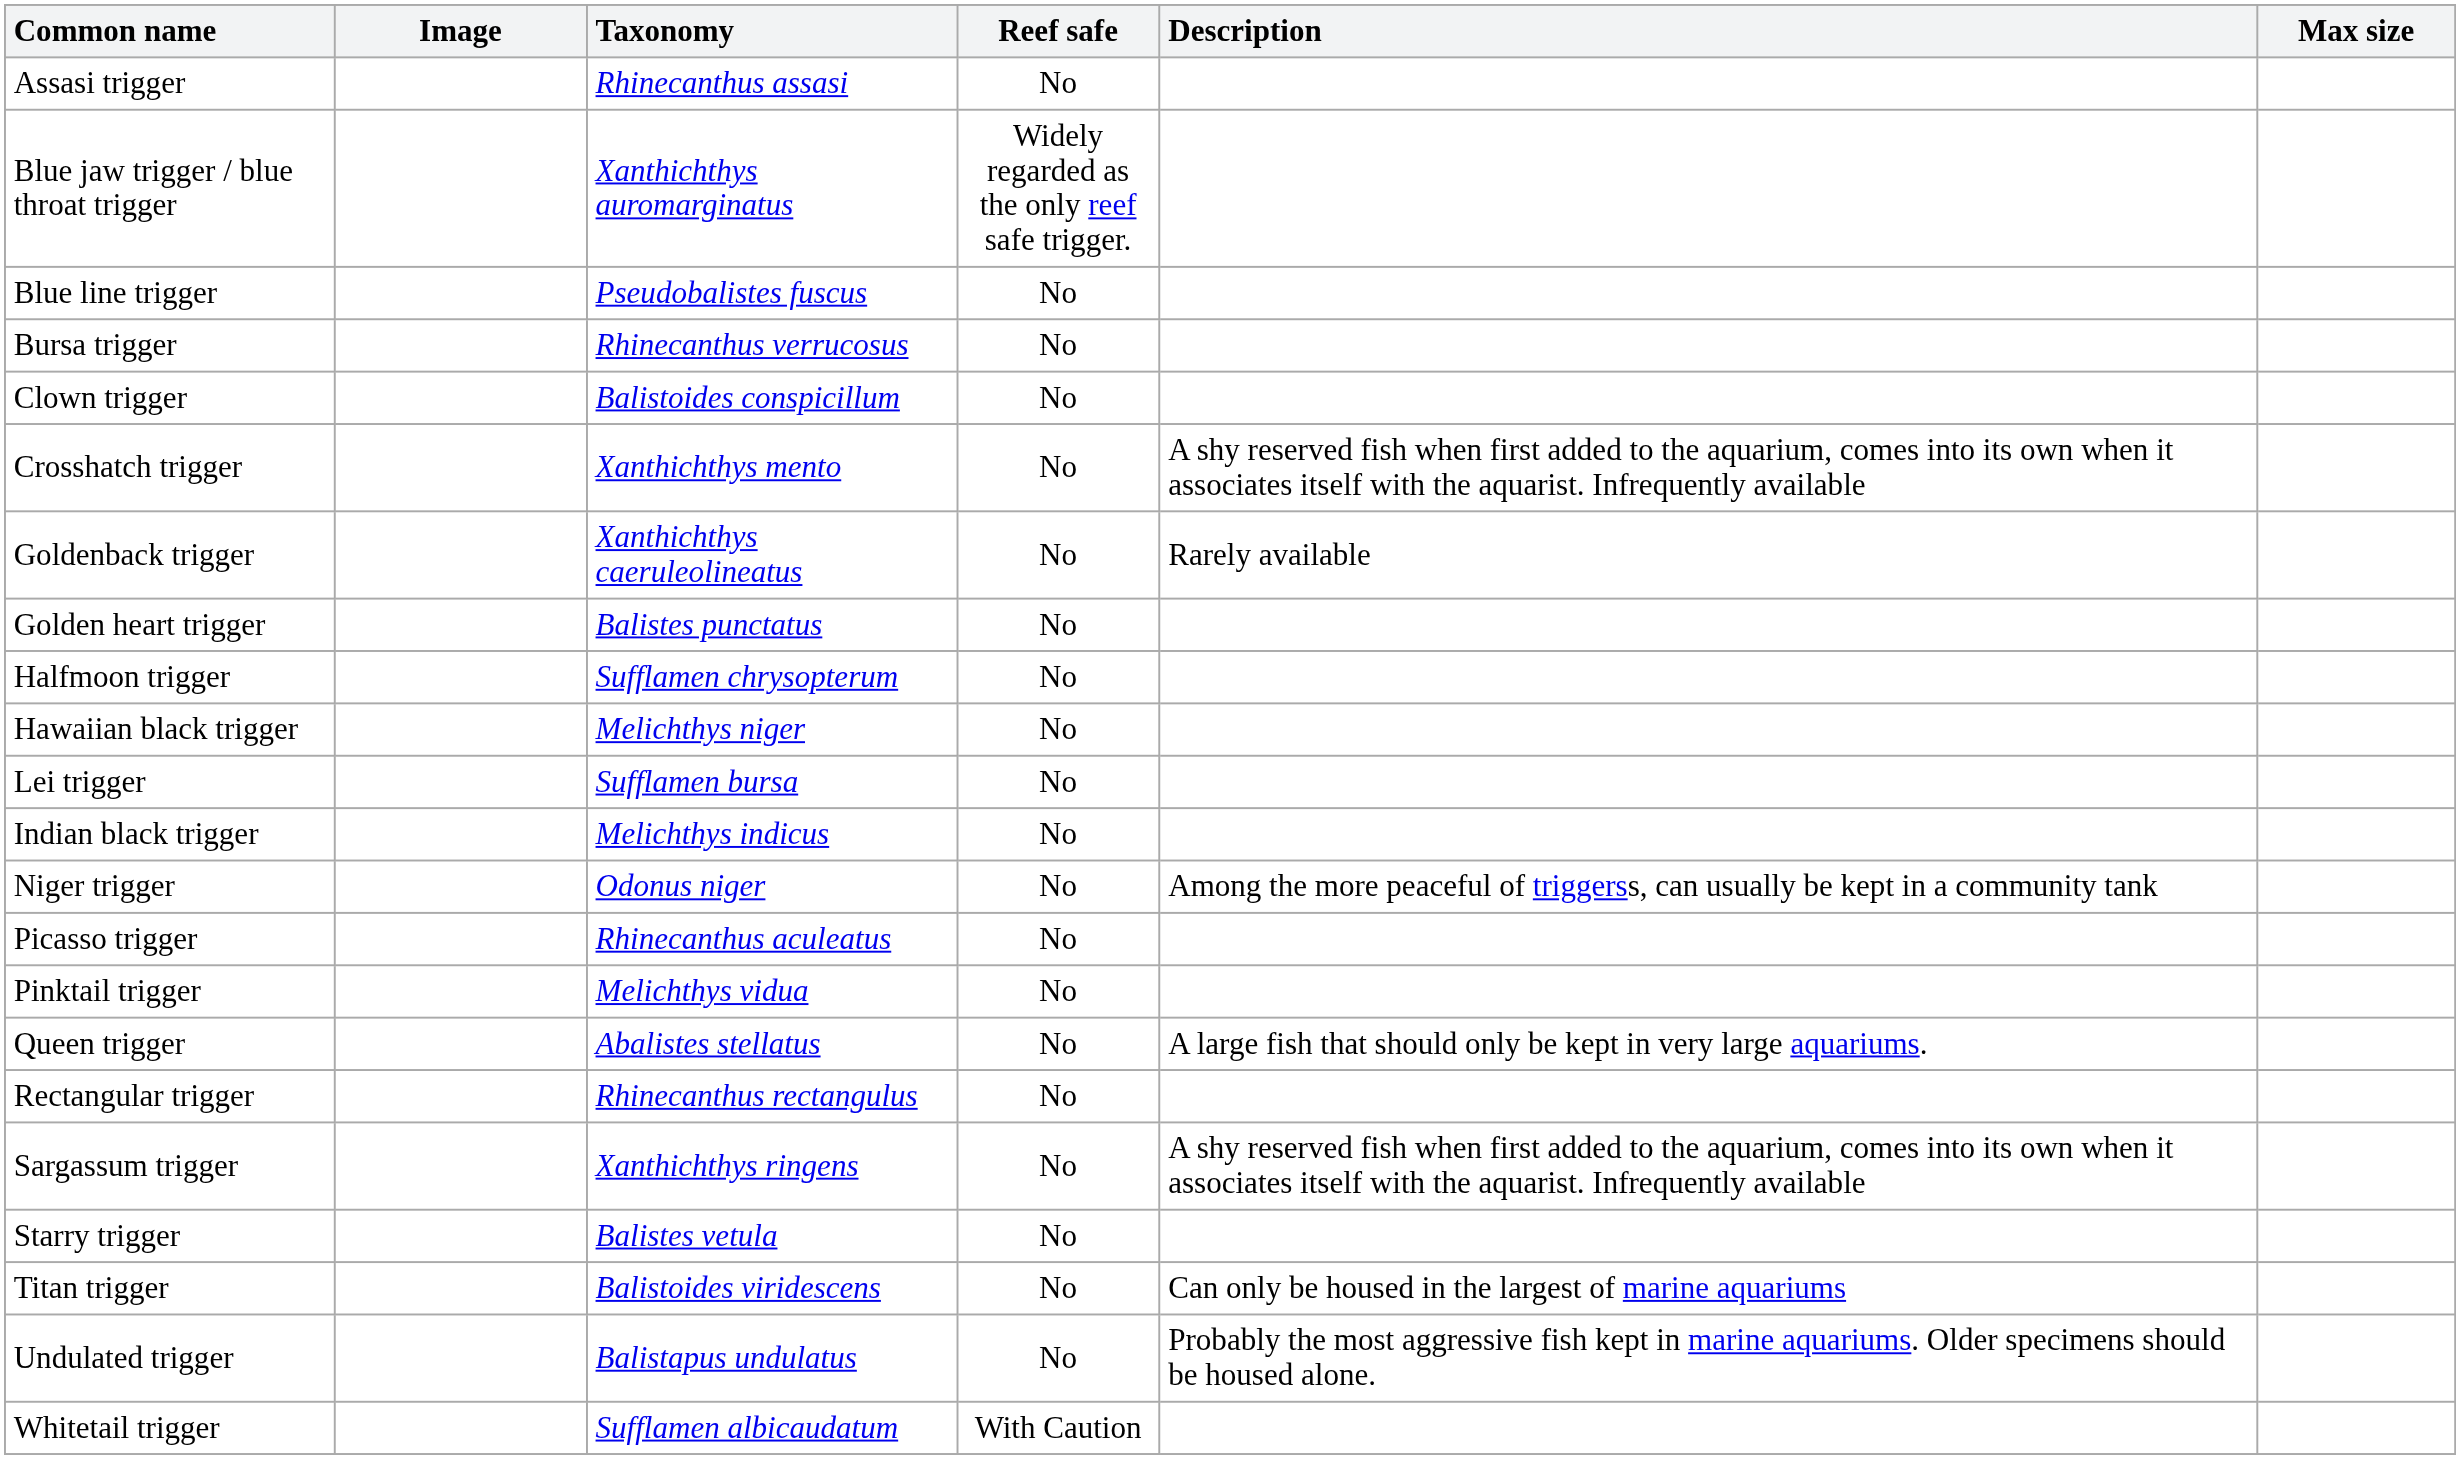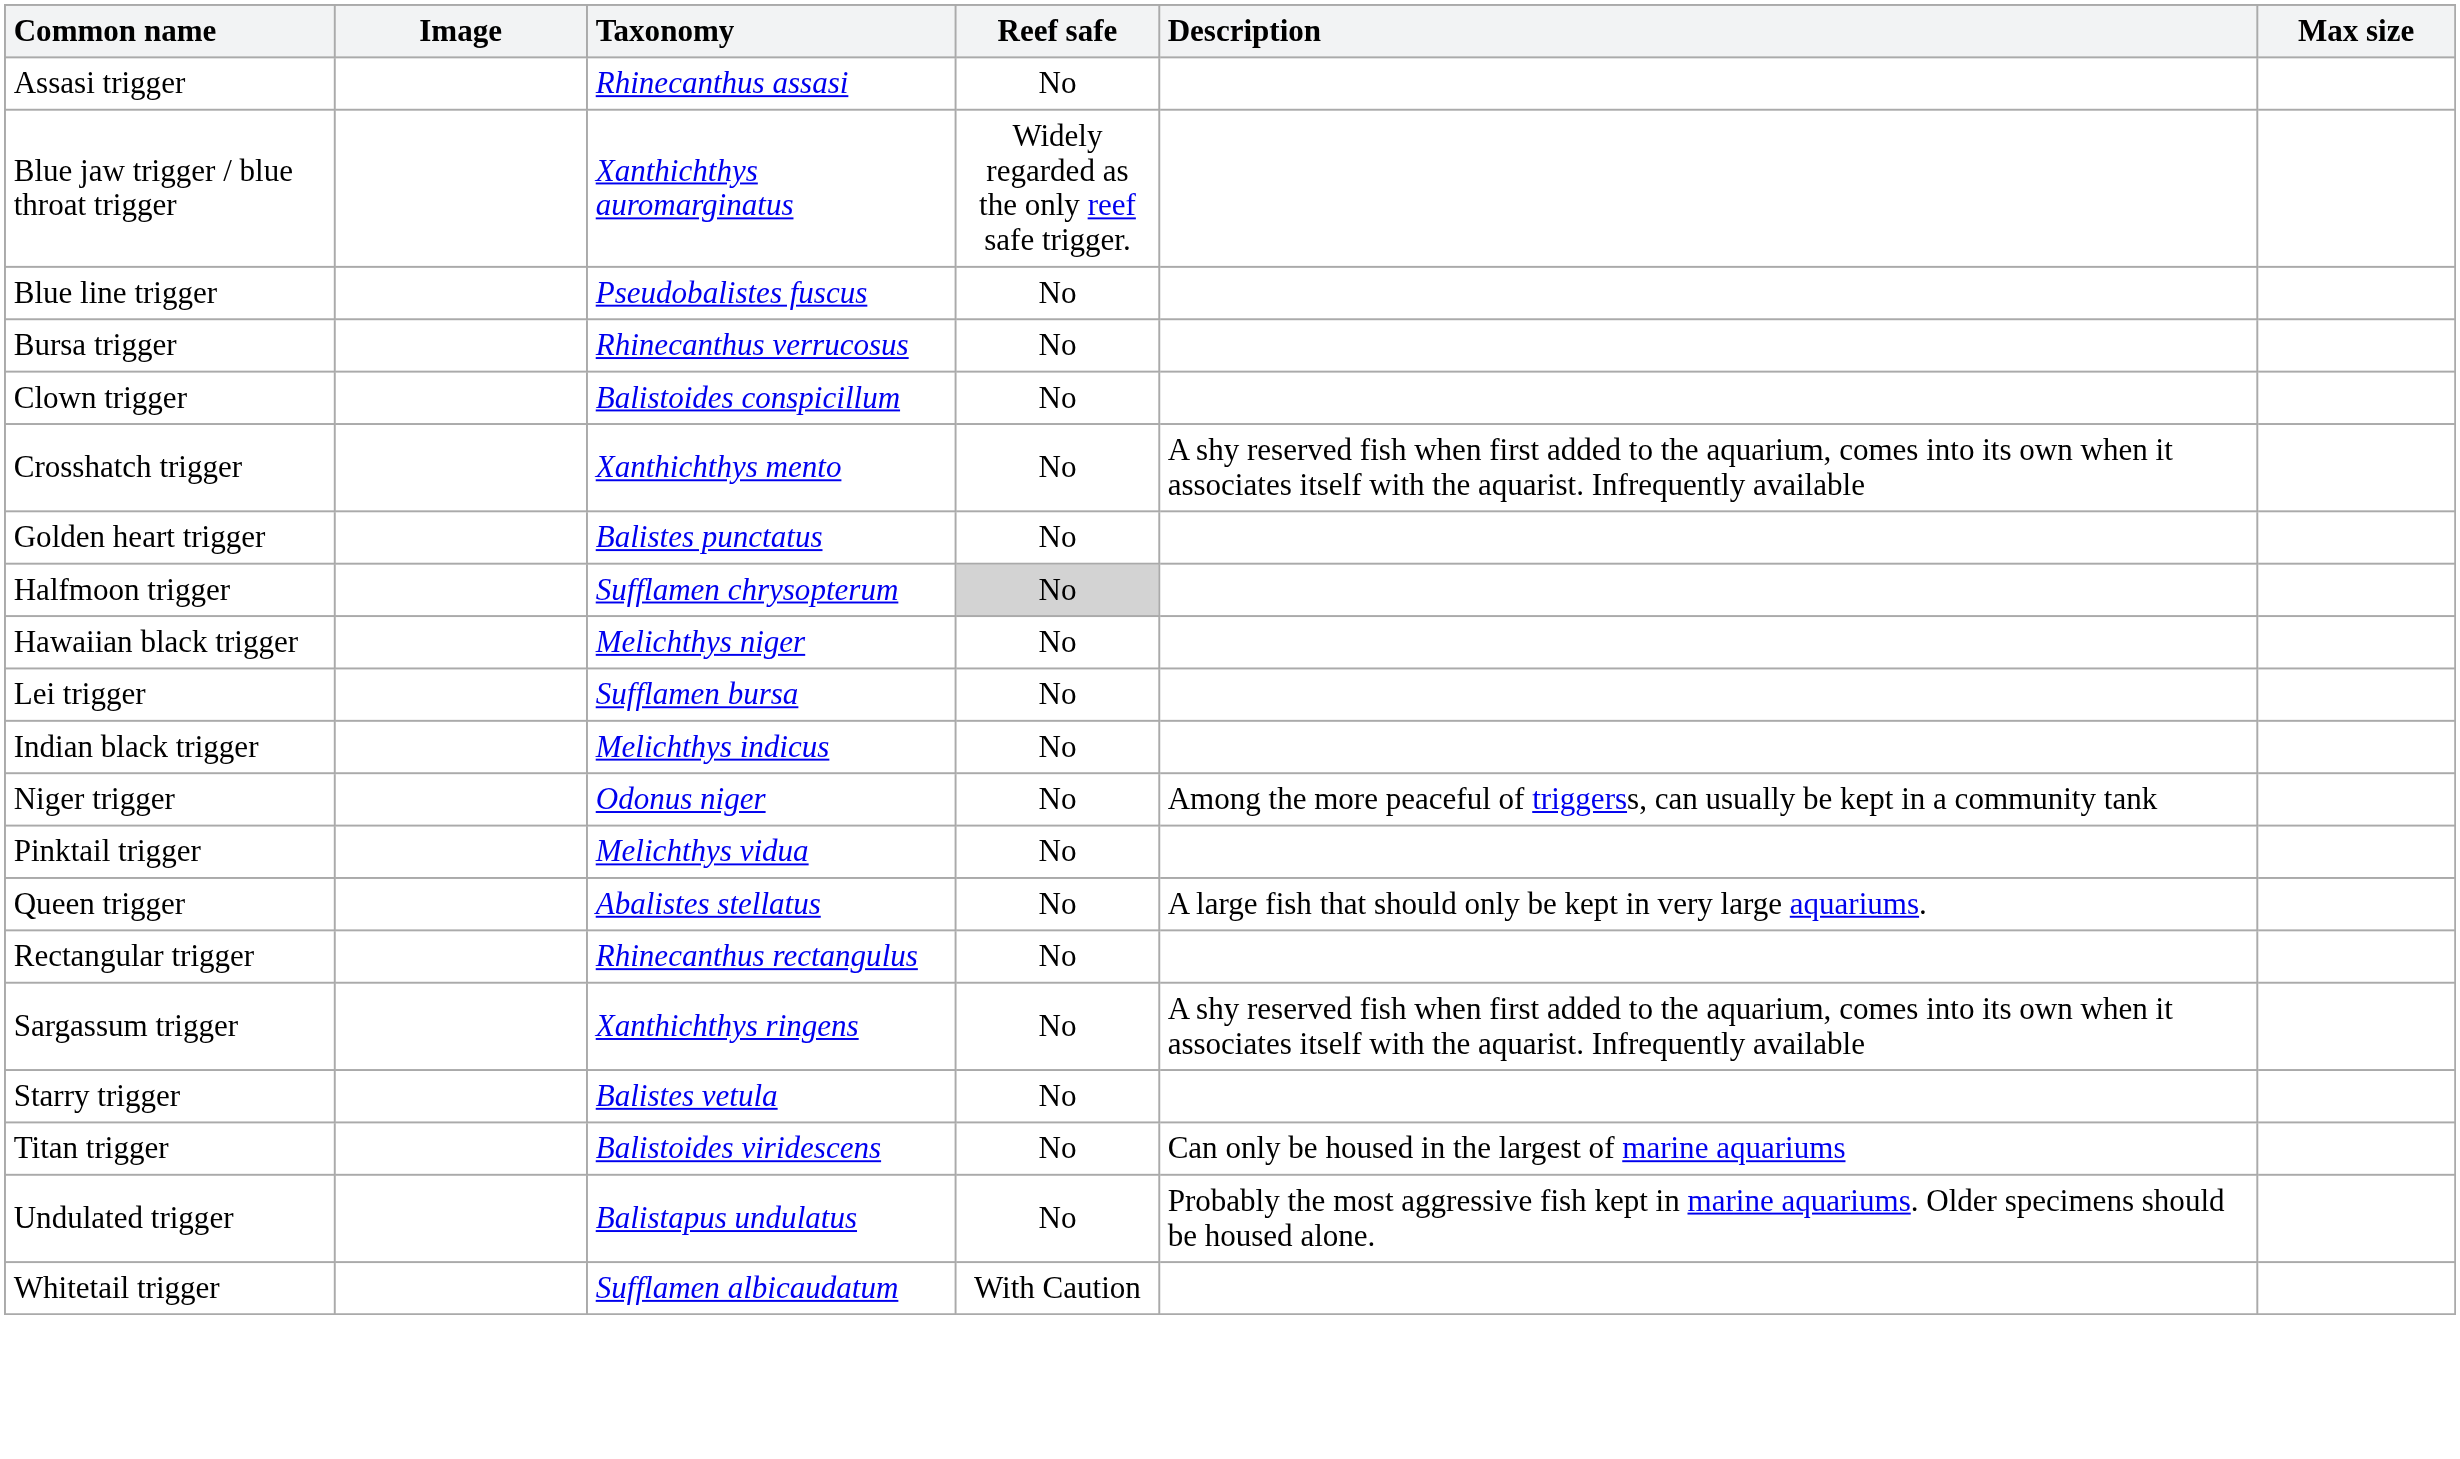- row: (134, 554)
(1058, 676) no background -> (1057, 589) lightgrey background
- row: (106, 938)
